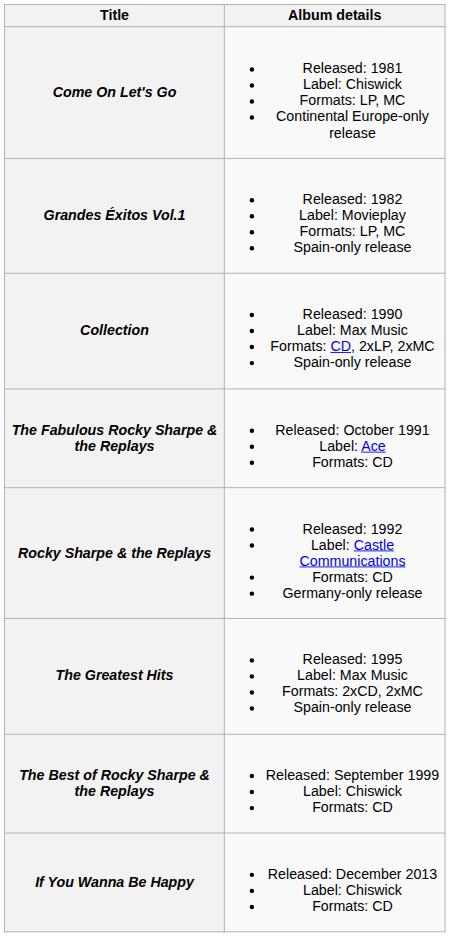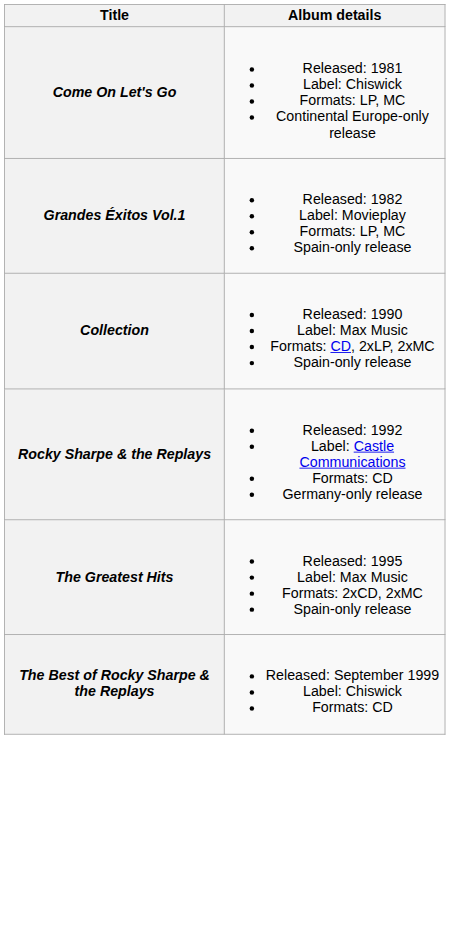- row: (115, 438)
- row: (115, 882)
